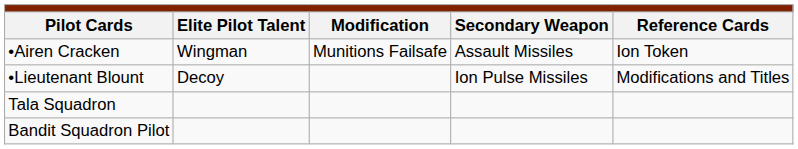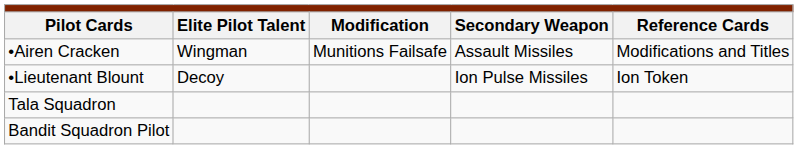(652, 51) Ion Token -> (703, 51) Modifications and Titles
(703, 78) Modifications and Titles -> (652, 78) Ion Token
